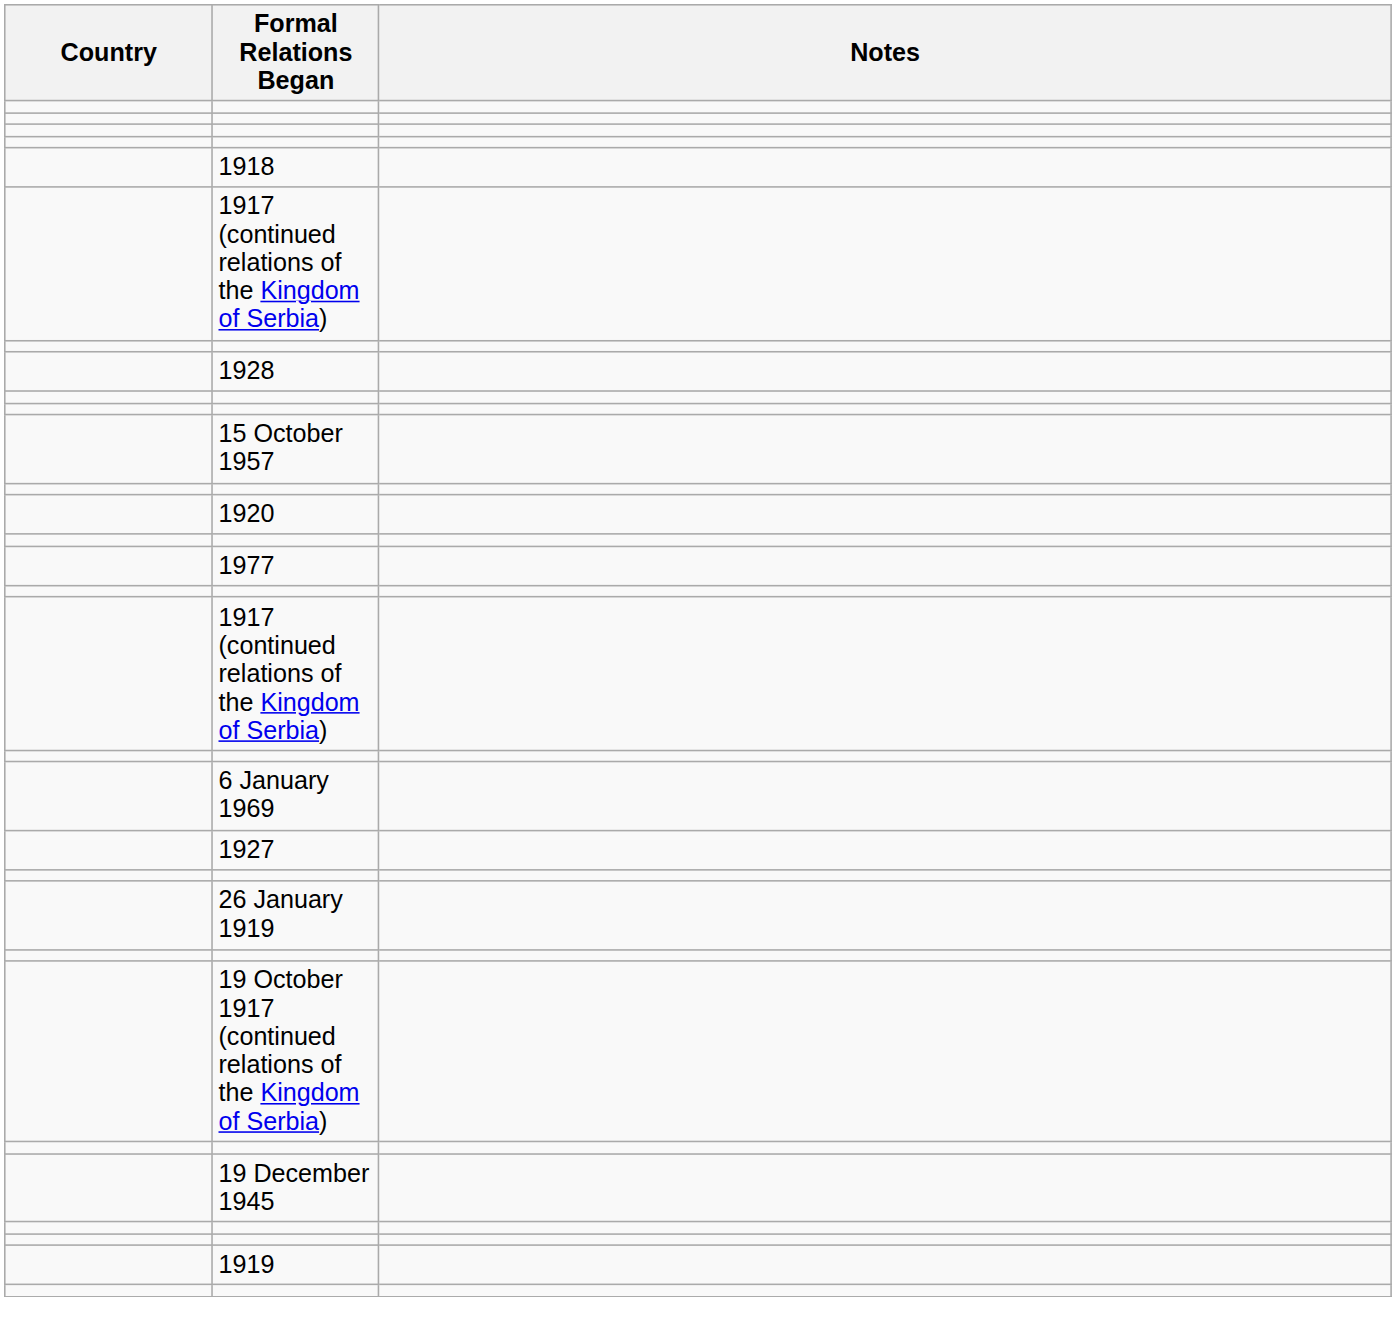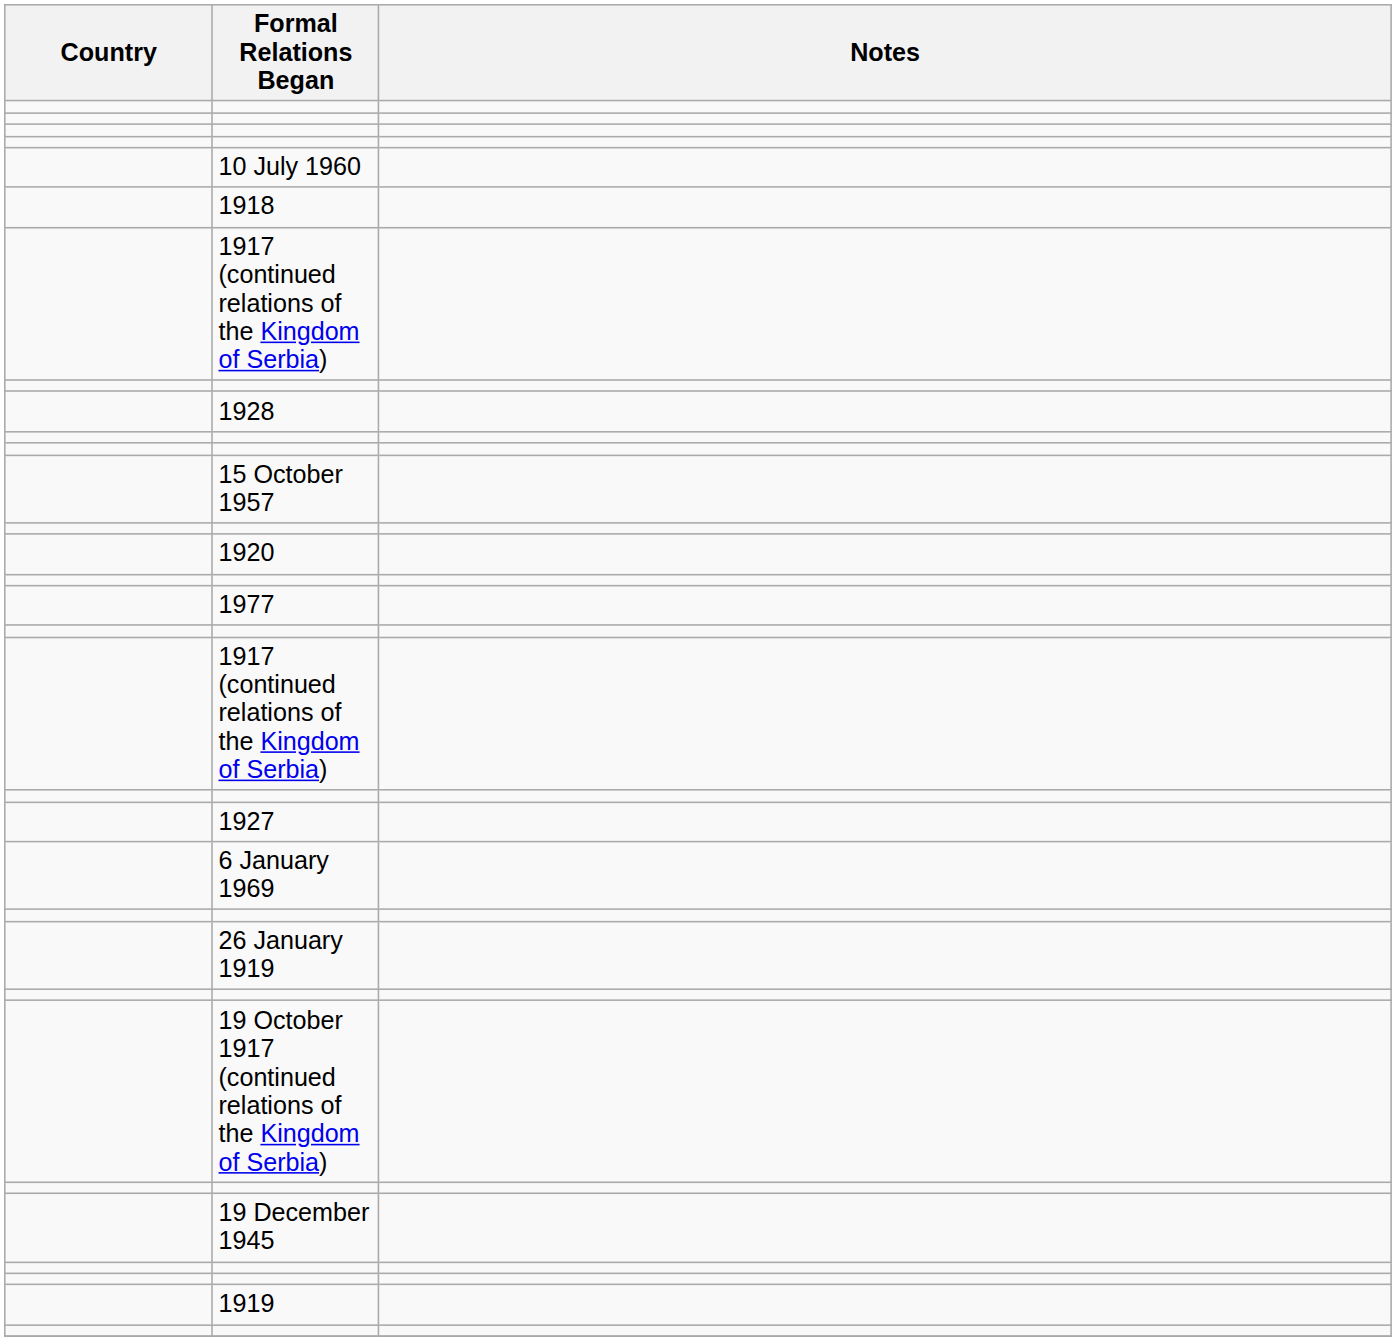+ row: (109, 167)
rows swapped: (109, 850) <-> (109, 796)
